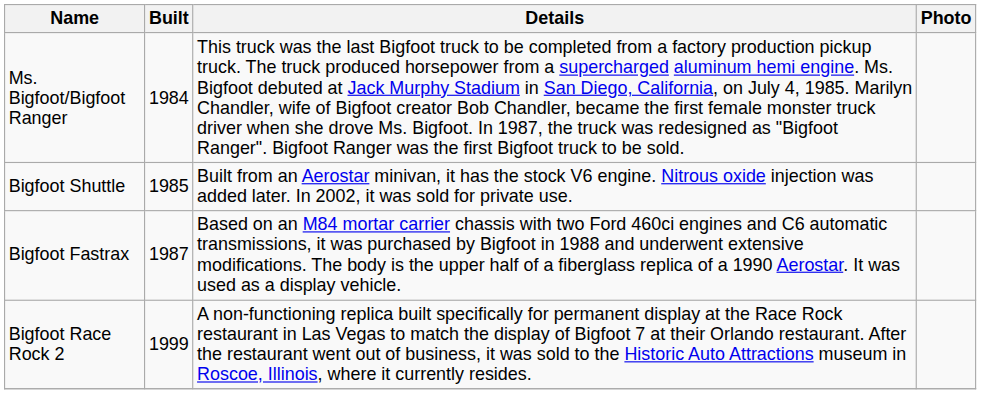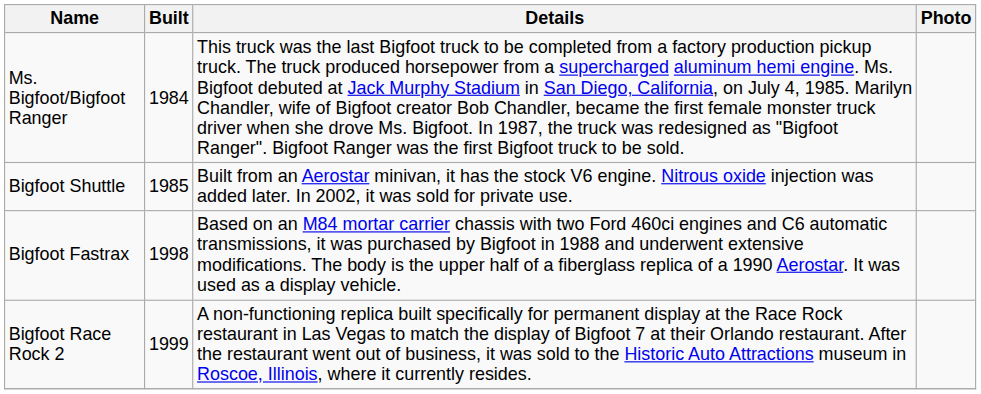(169, 255) 1987 -> (169, 255) 1998
